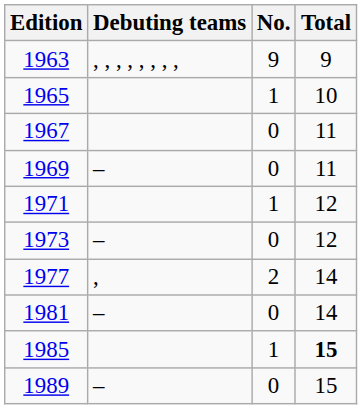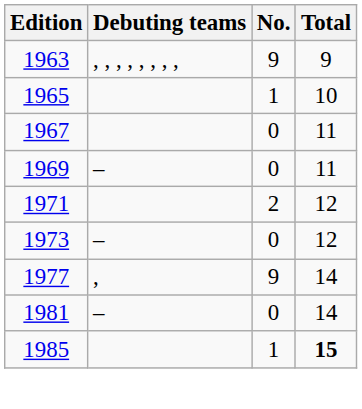(274, 204) 1 -> (274, 204) 2
(274, 276) 2 -> (274, 276) 9
- row: (46, 385)
